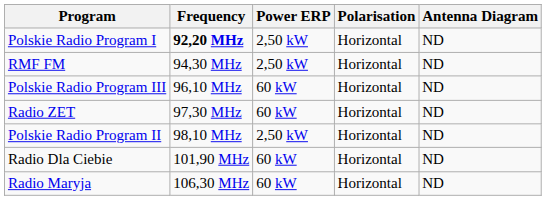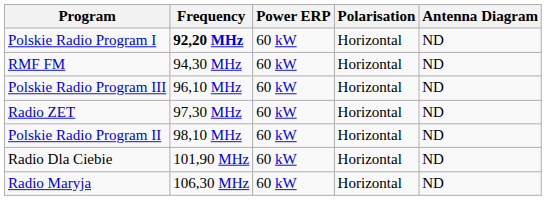(282, 40) 2,50 kW -> (276, 40) 60 kW
(282, 64) 2,50 kW -> (276, 64) 60 kW
(282, 135) 2,50 kW -> (276, 135) 60 kW
